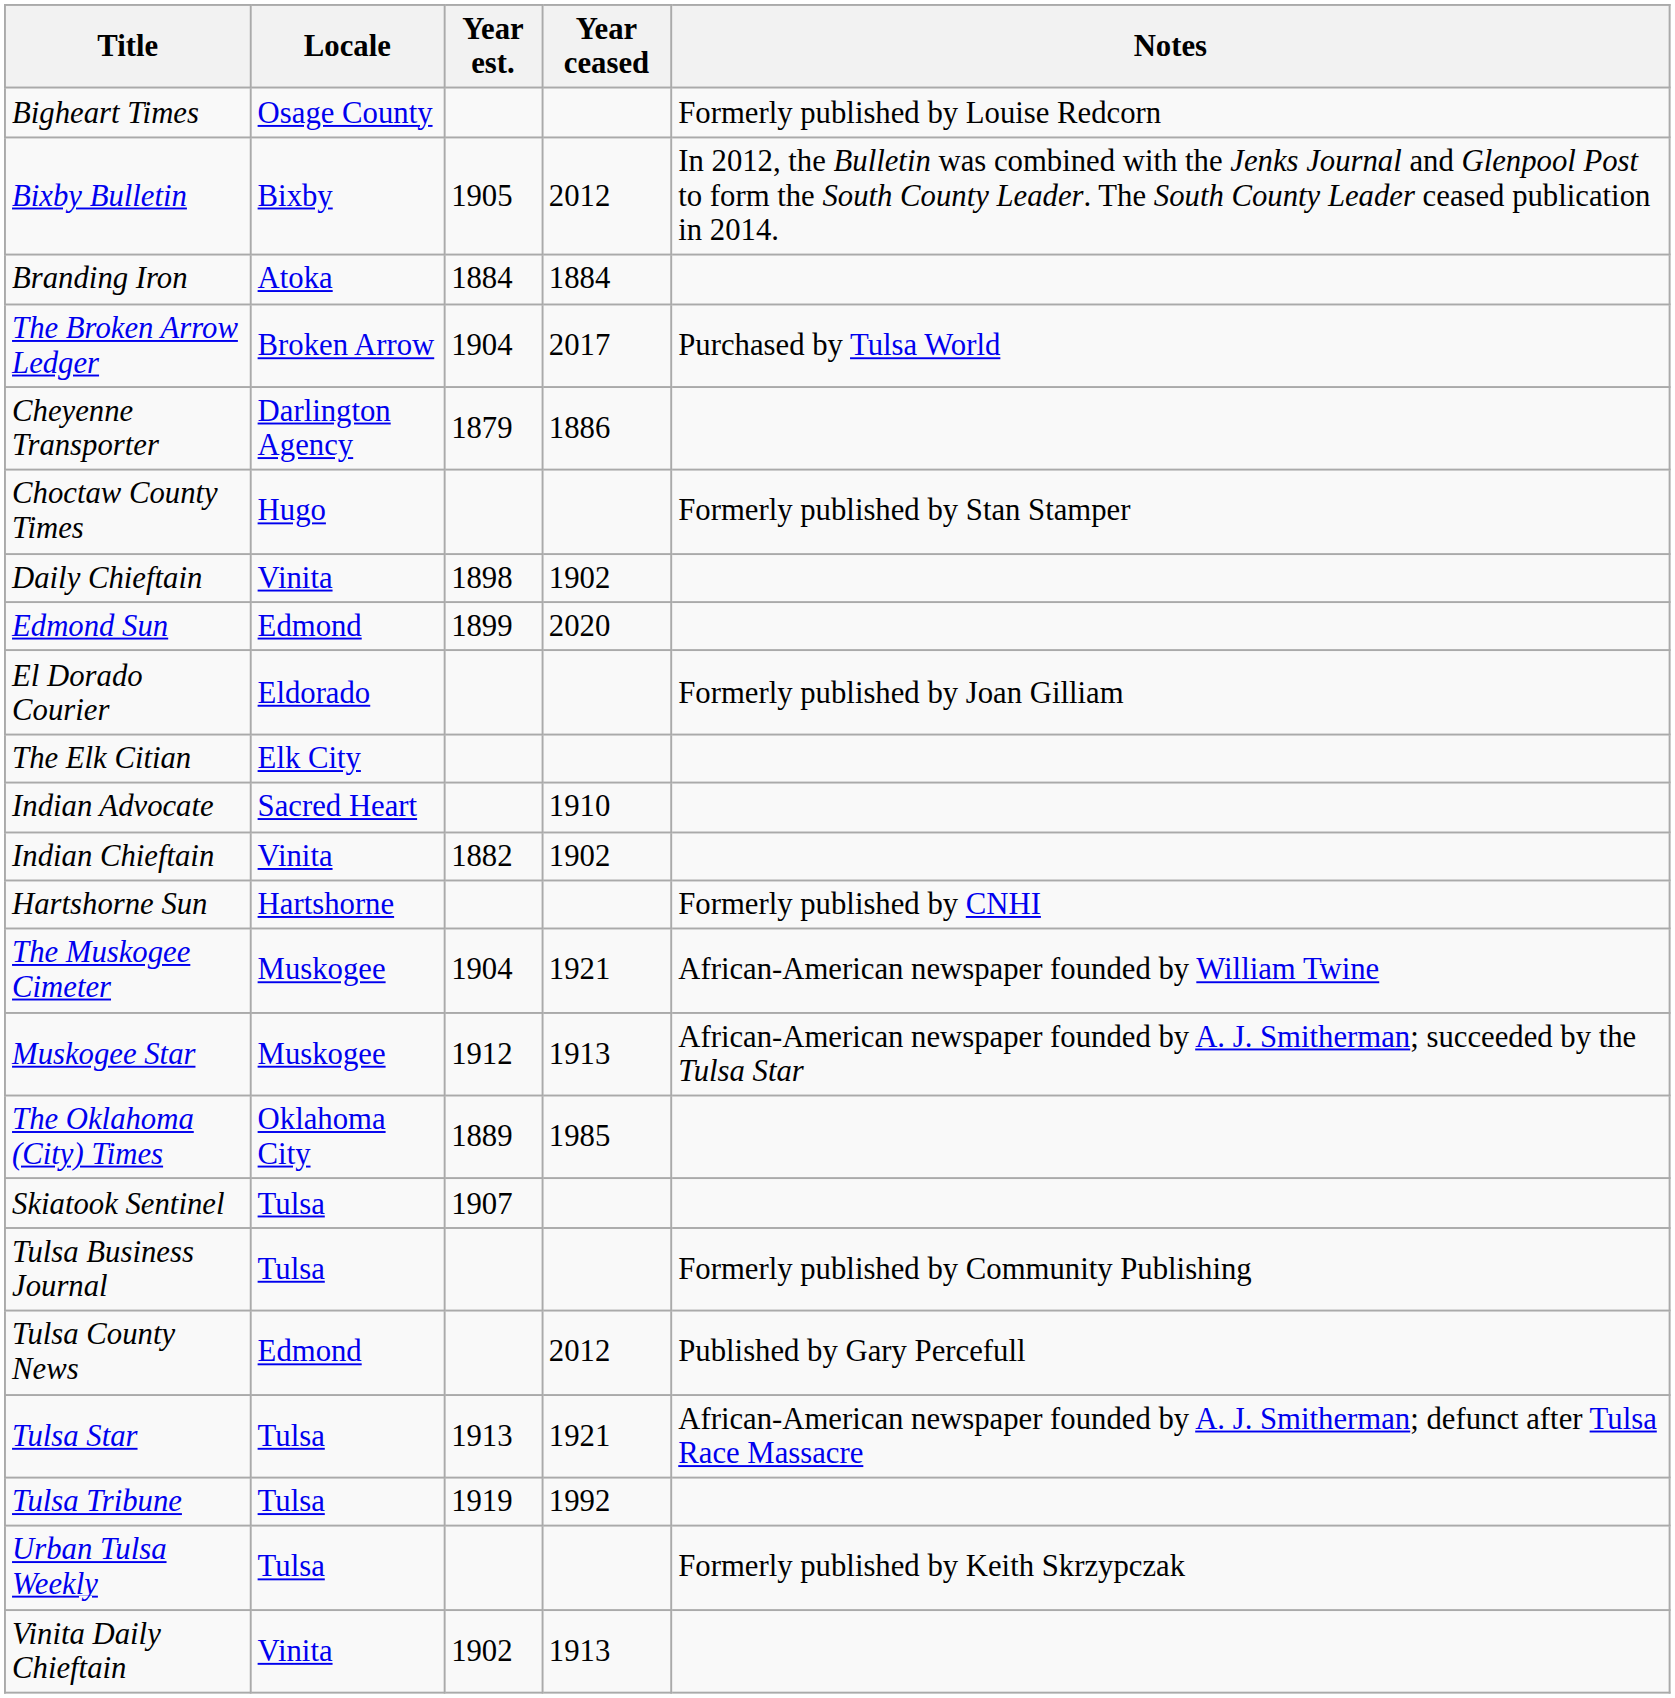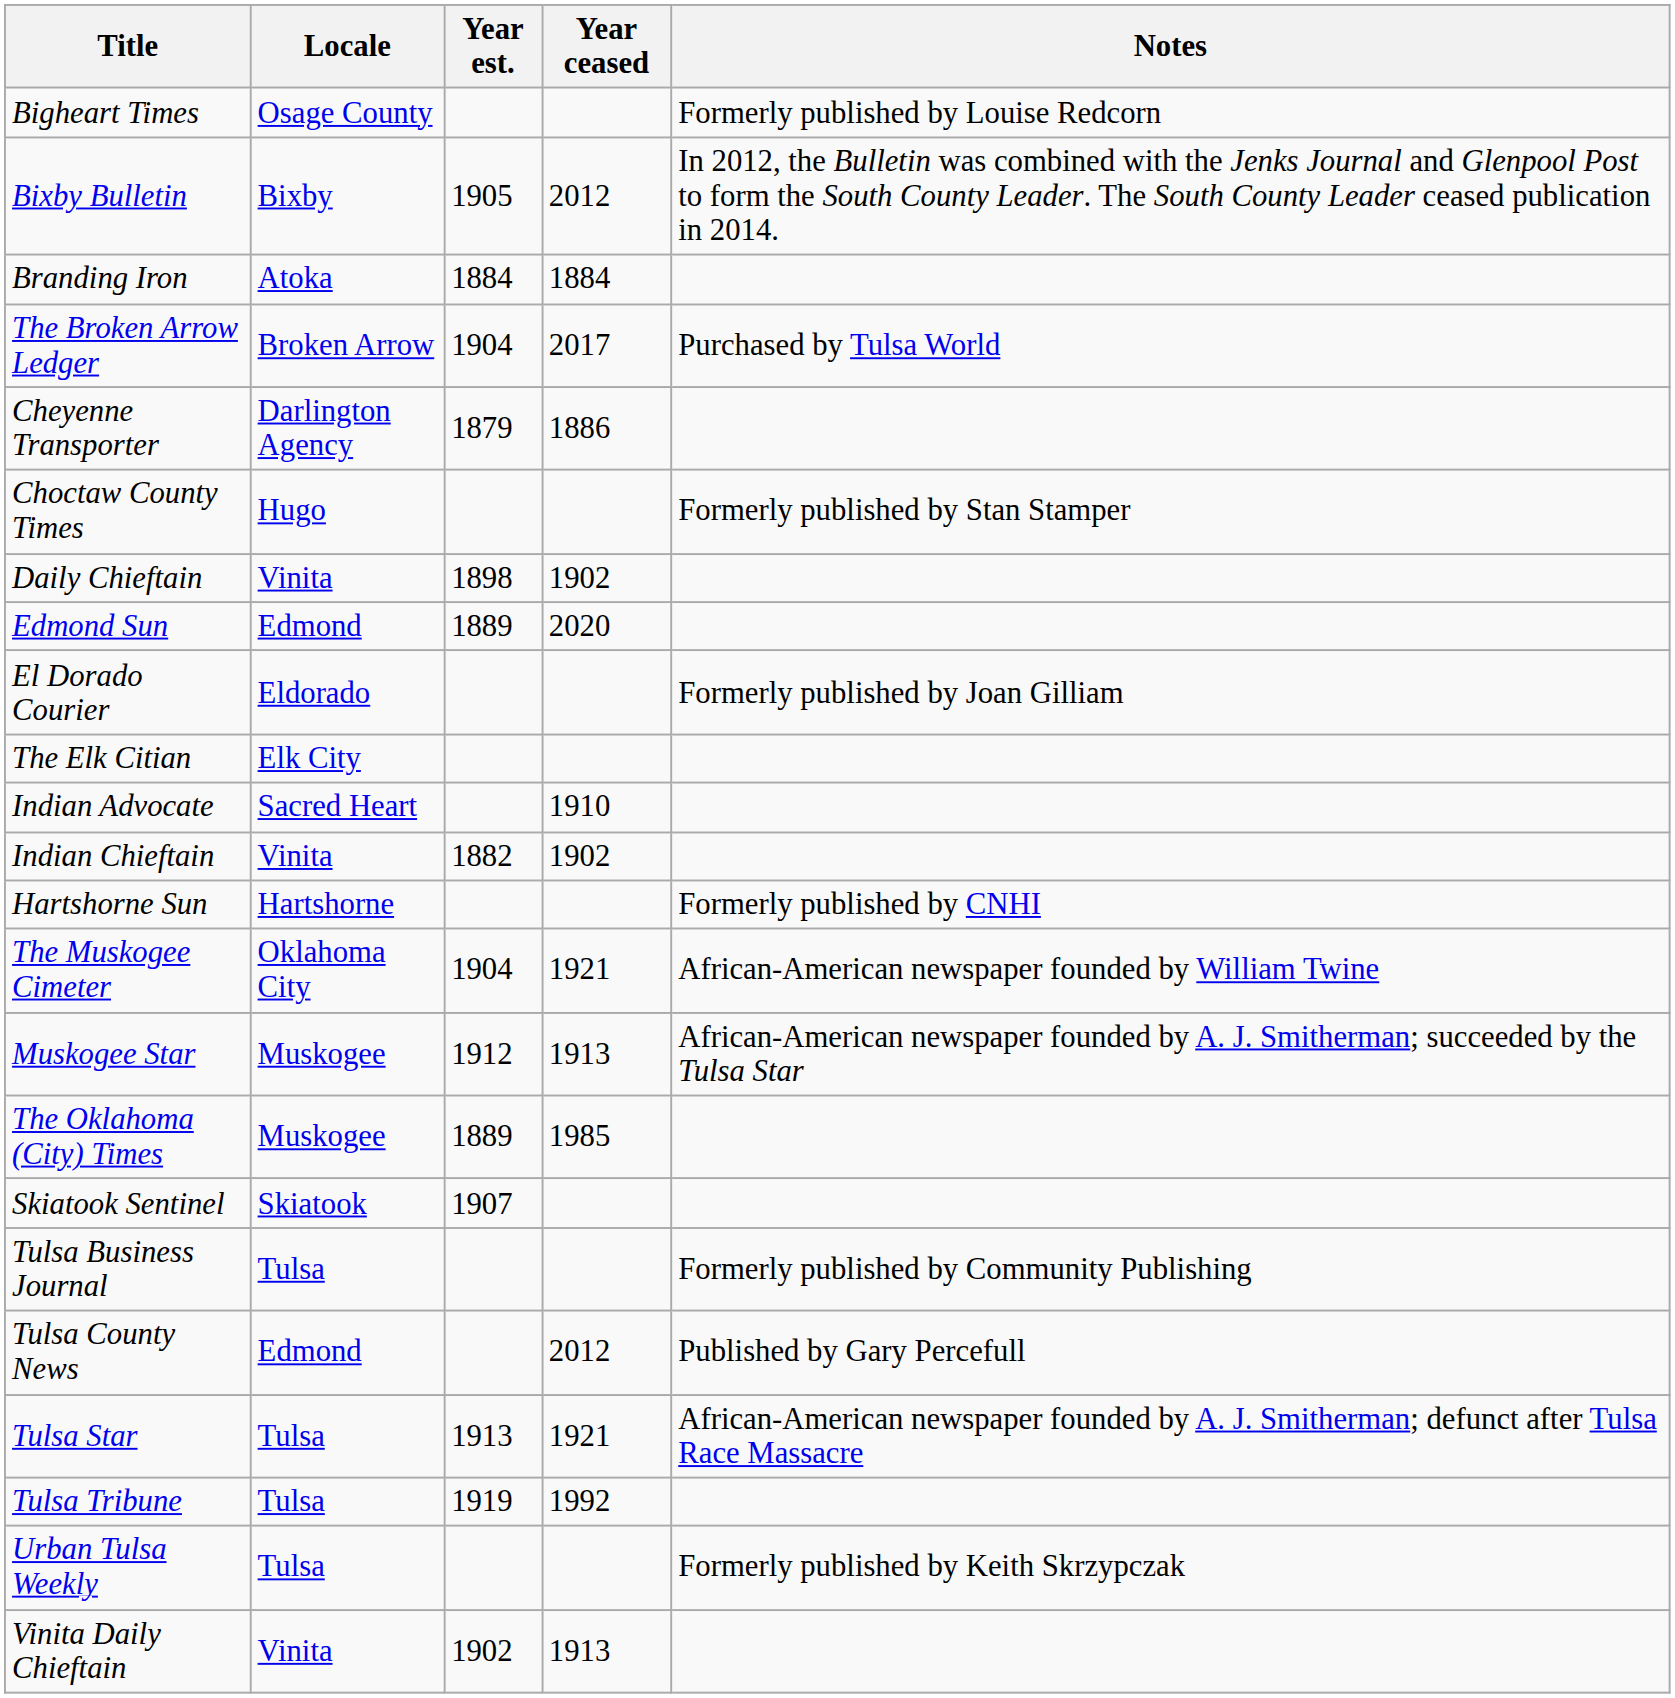(482, 625) 1899 -> (482, 625) 1889
(322, 970) Muskogee -> (322, 970) Oklahoma City
(322, 1136) Oklahoma City -> (322, 1136) Muskogee
(291, 1202) Tulsa -> (312, 1202) Skiatook
